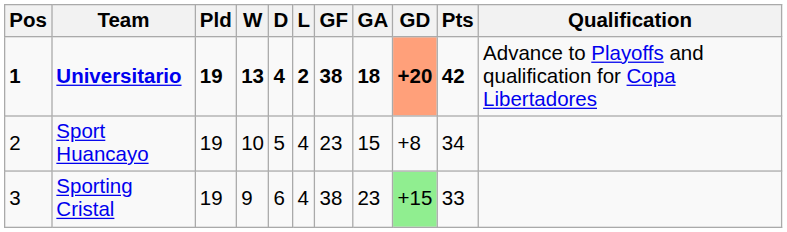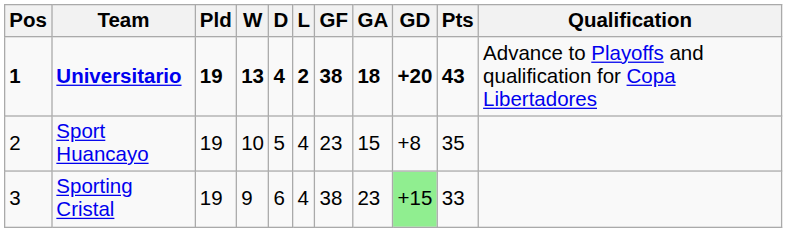(415, 76) lightsalmon background -> (415, 76) no background
(453, 76) 42 -> (453, 76) 43
(453, 143) 34 -> (453, 143) 35
